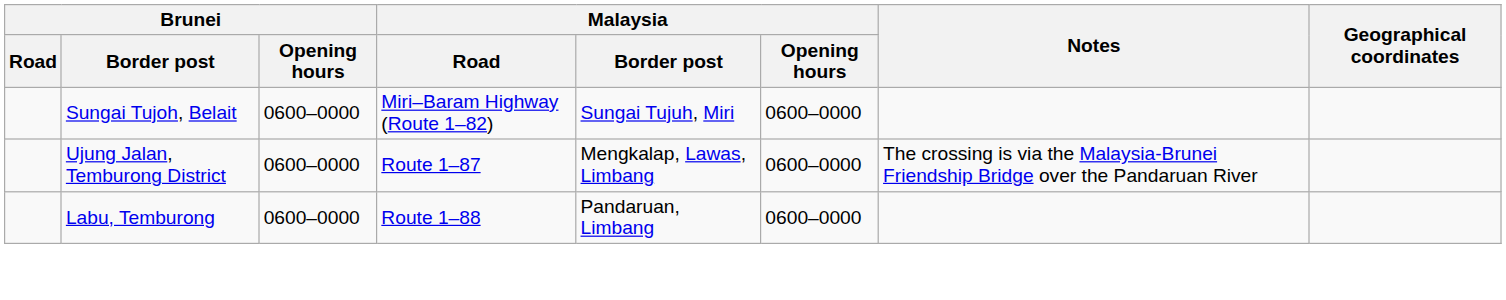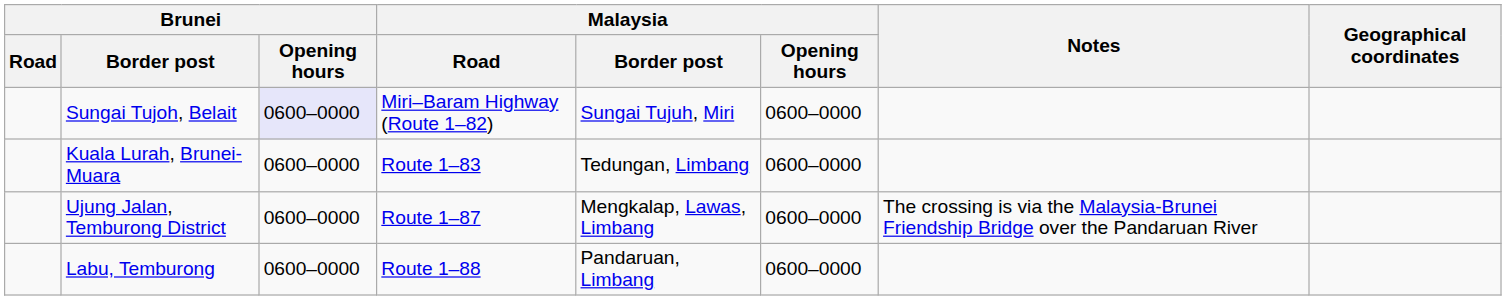(312, 113) no background -> (312, 113) lavender background
+ row: (154, 165)
